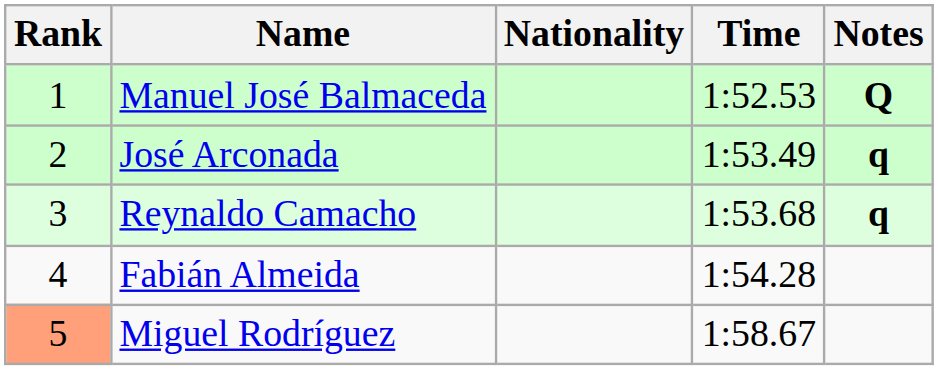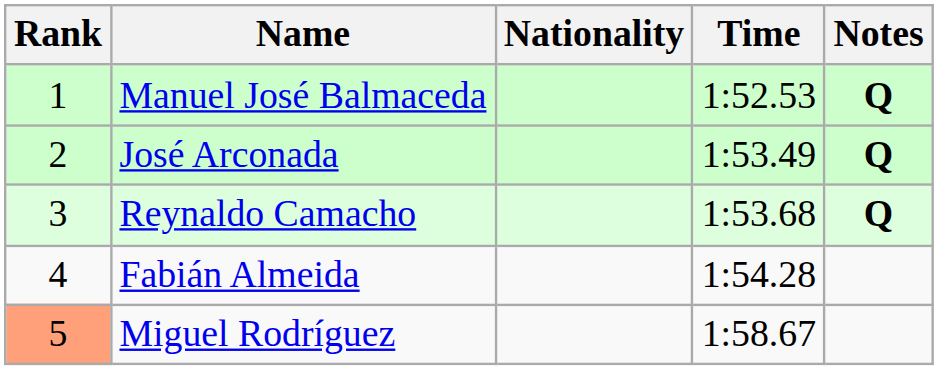(879, 154) q -> (879, 154) Q
(879, 214) q -> (879, 214) Q
